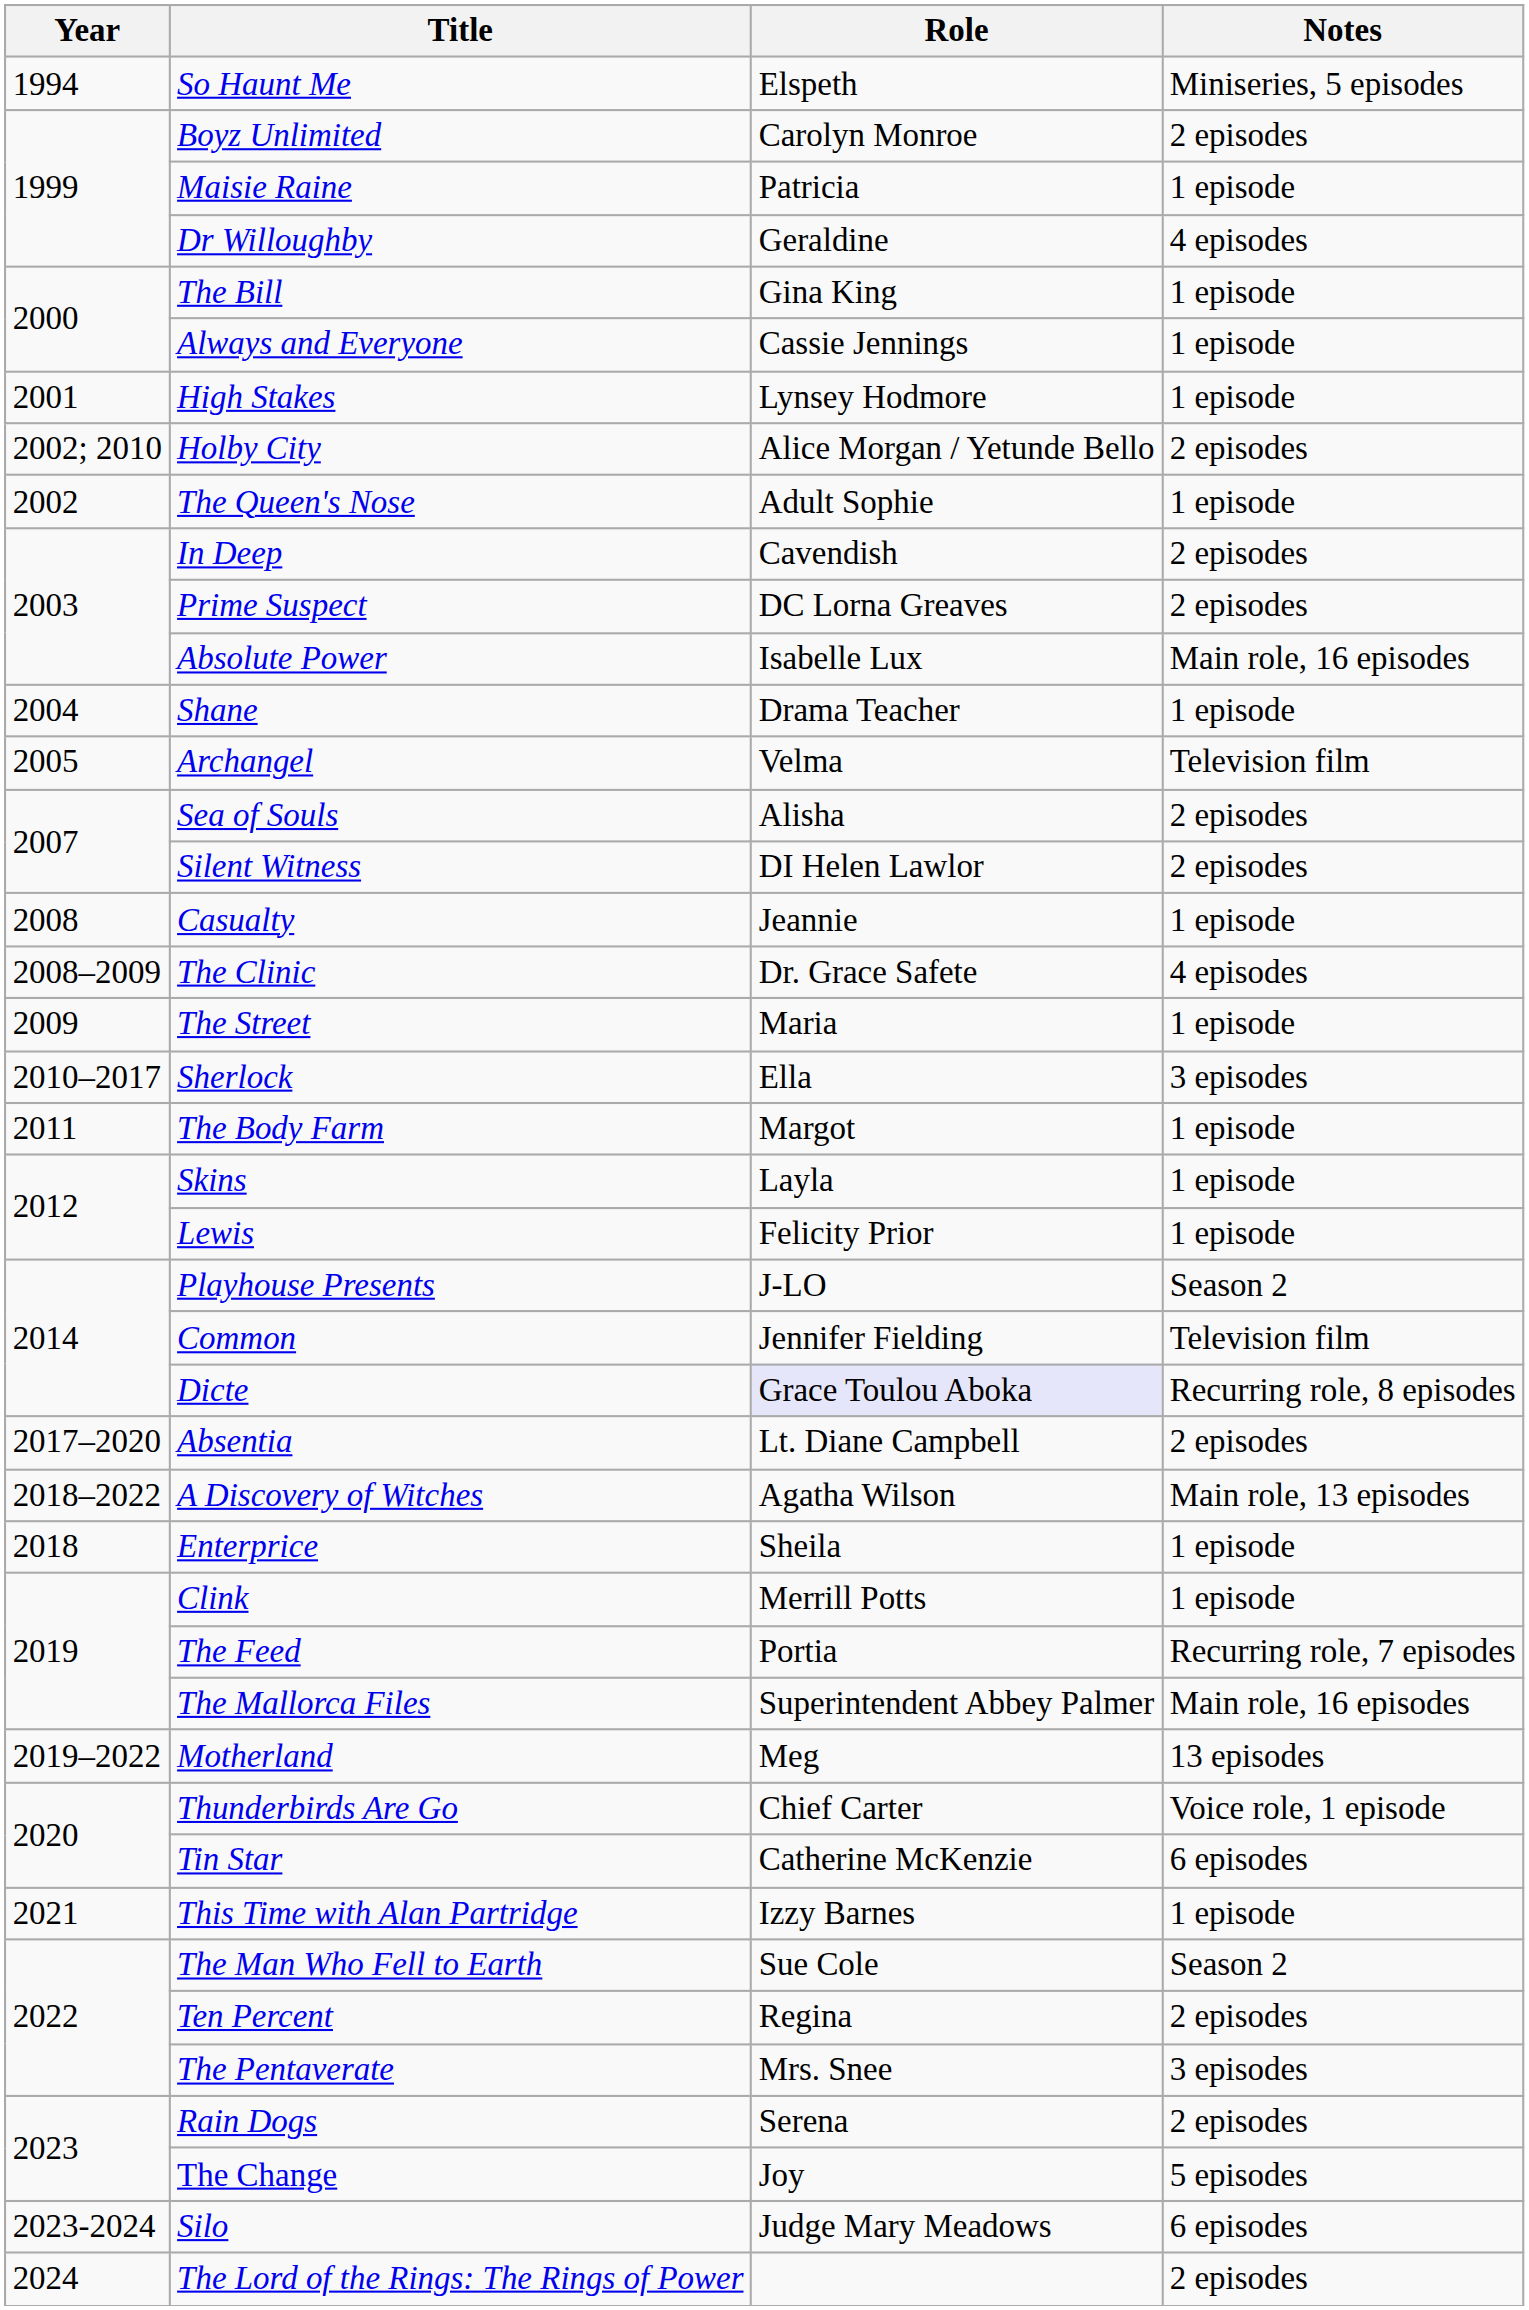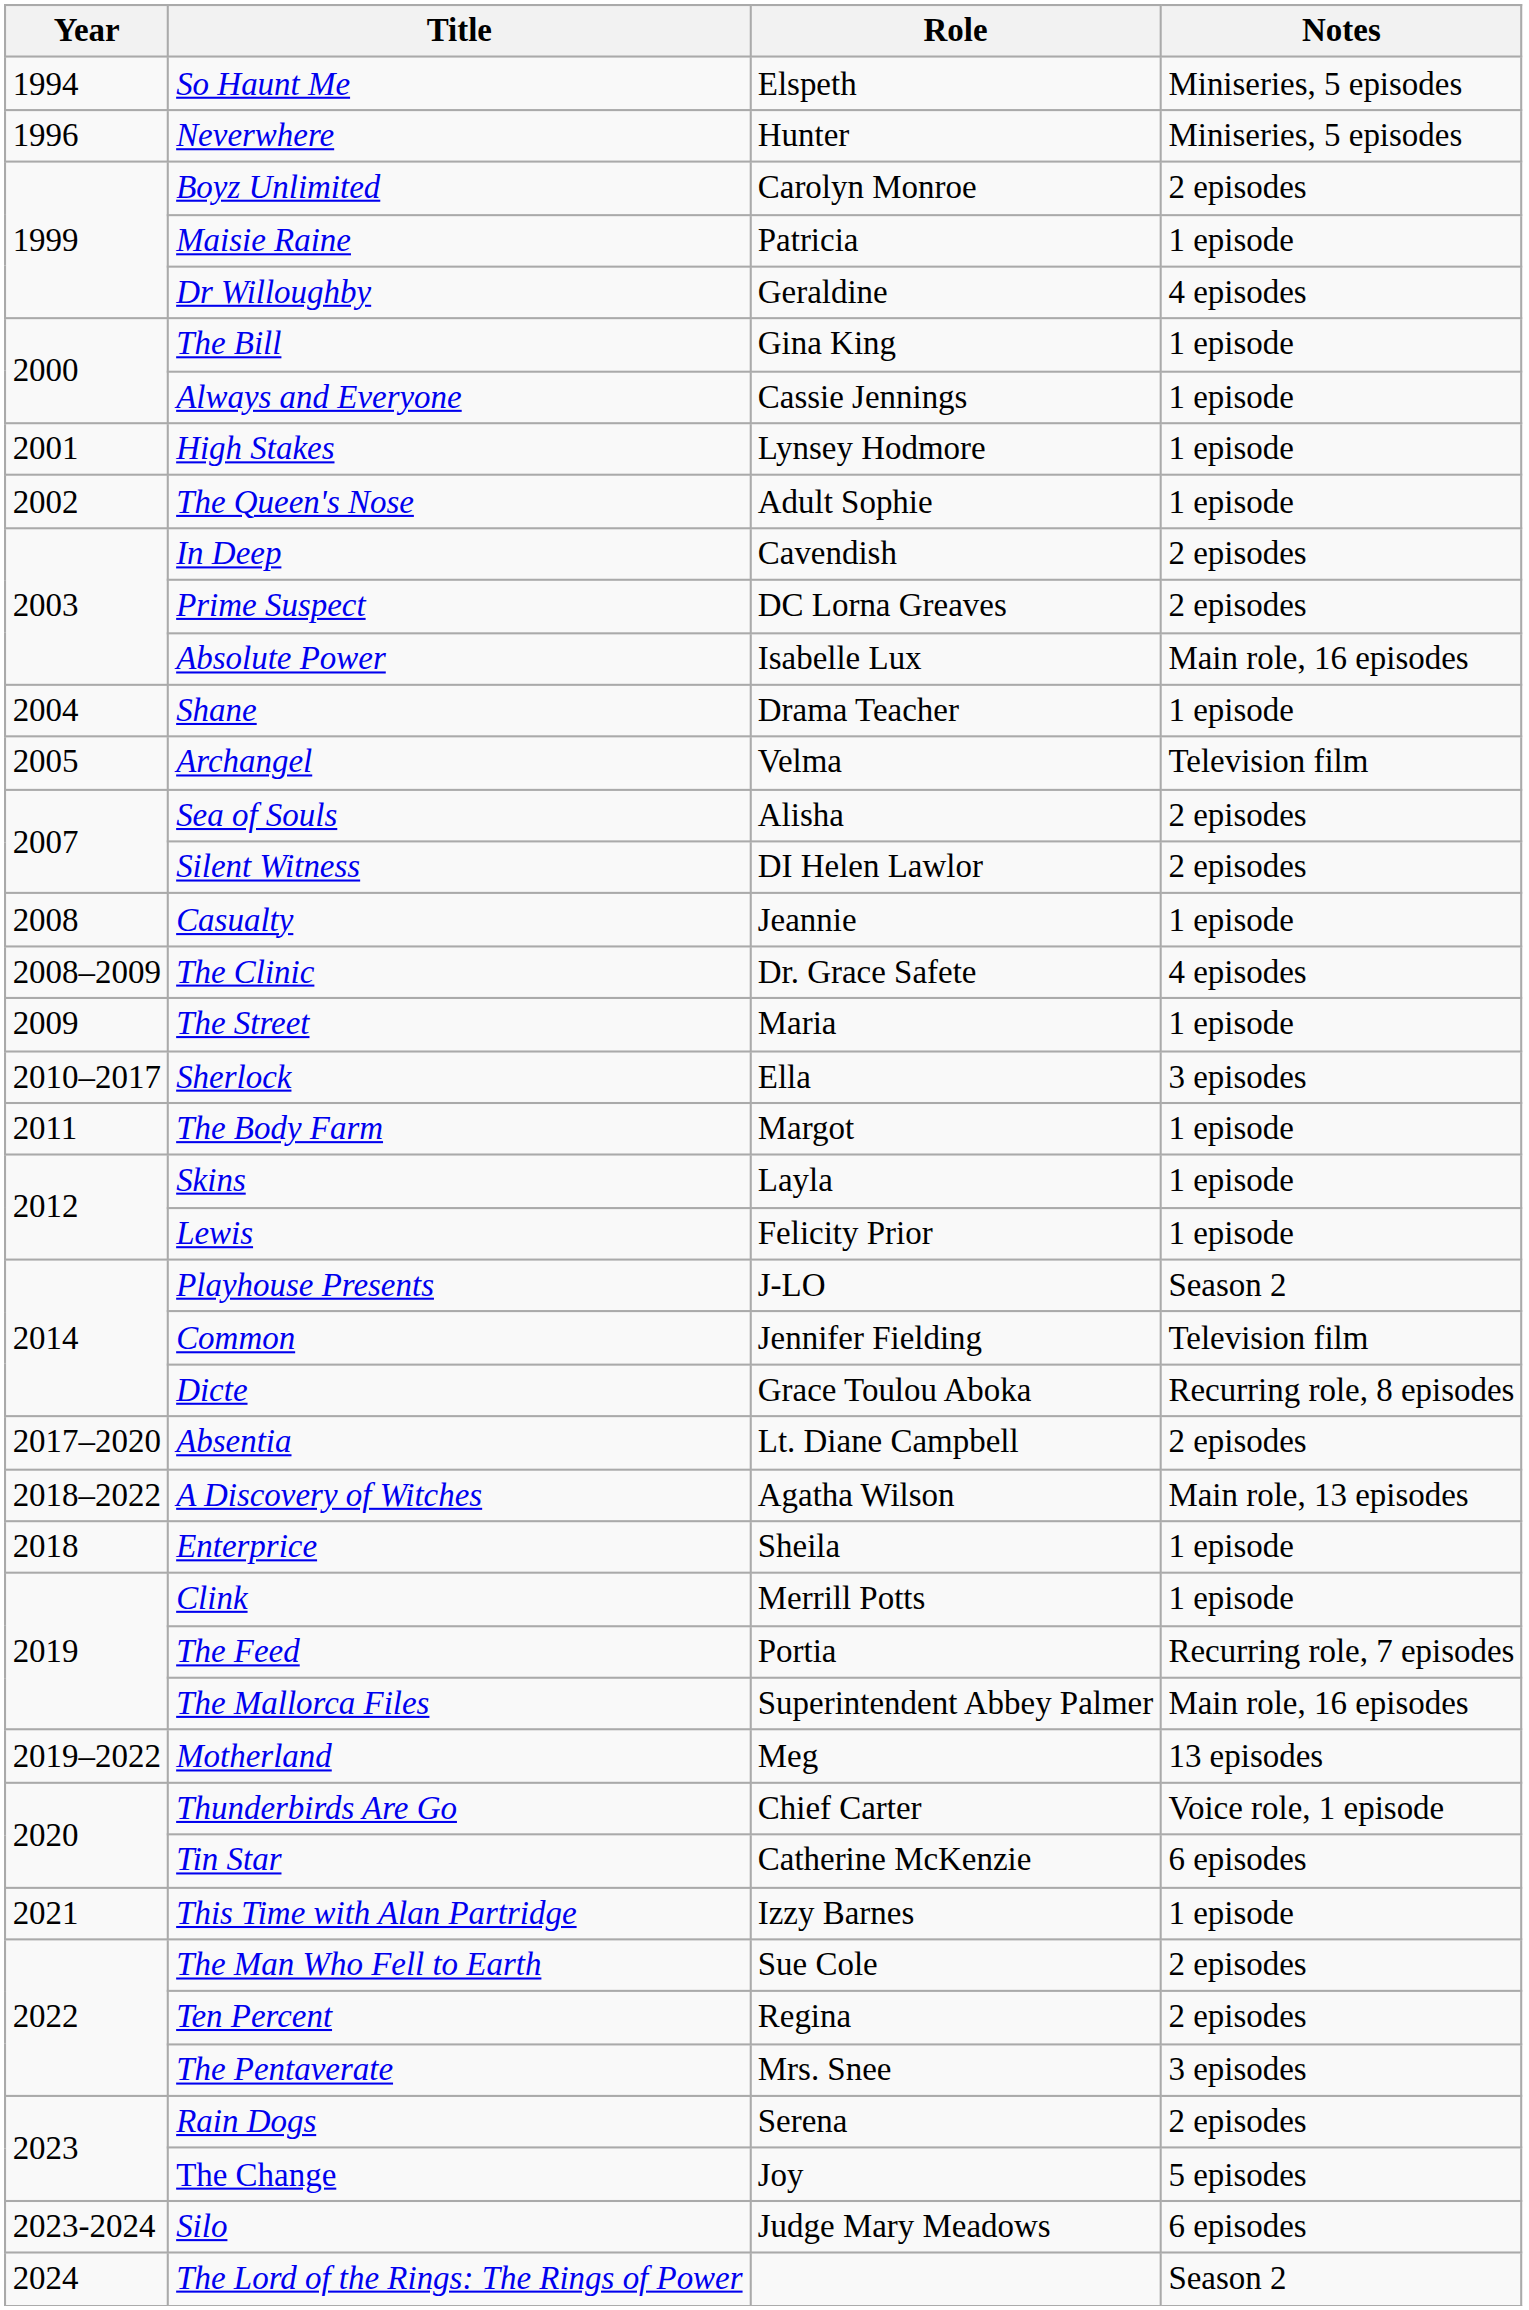+ row: (255, 135)
- row: (249, 448)
(895, 1389) lavender background -> (895, 1389) no background
(1229, 1964) Season 2 -> (1238, 1964) 2 episodes
(1239, 2278) 2 episodes -> (1227, 2278) Season 2
